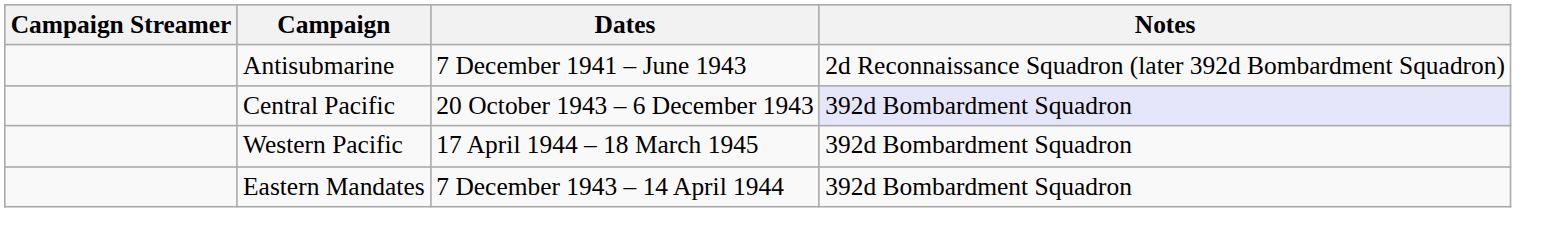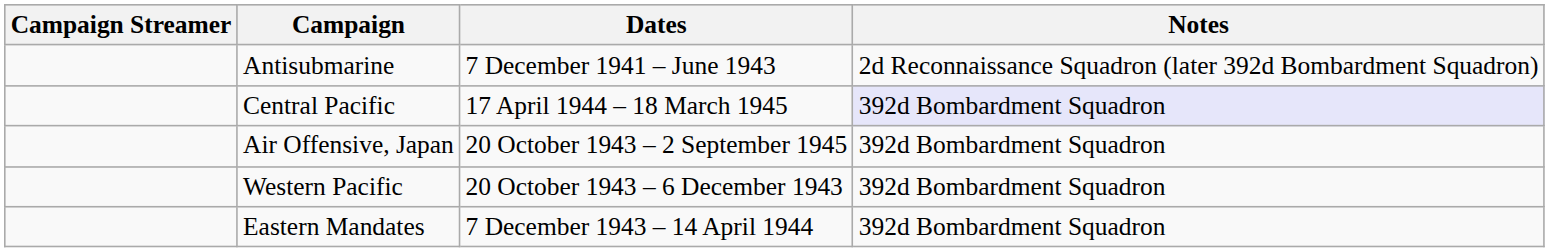(625, 105) 20 October 1943 – 6 December 1943 -> (627, 105) 17 April 1944 – 18 March 1945
+ row: (348, 145)
(597, 145) 17 April 1944 – 18 March 1945 -> (654, 186) 20 October 1943 – 6 December 1943
